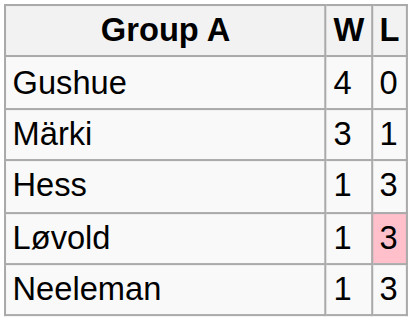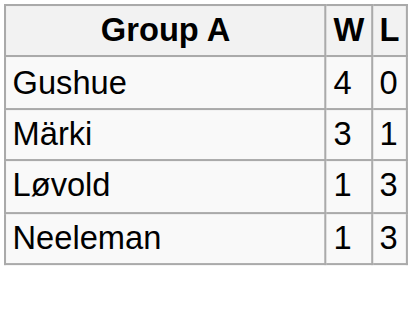- row: (50, 185)
(389, 237) pink background -> (389, 185) no background
